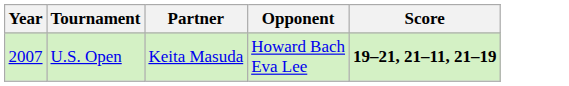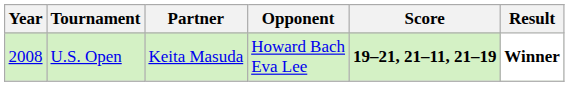+ column: (532, 18)
(26, 56) 2007 -> (26, 56) 2008
